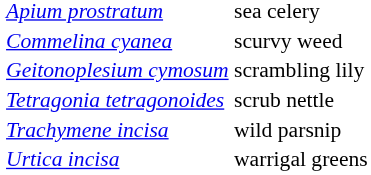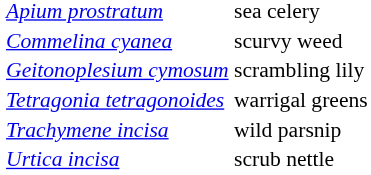(284, 100) scrub nettle -> (301, 100) warrigal greens
(301, 159) warrigal greens -> (284, 159) scrub nettle
